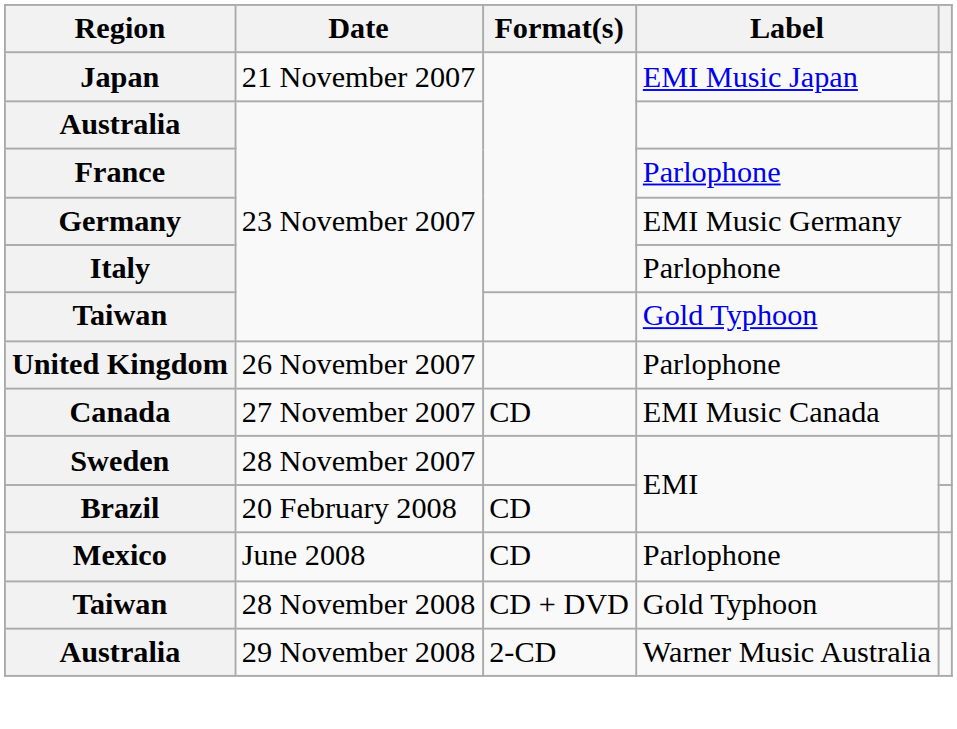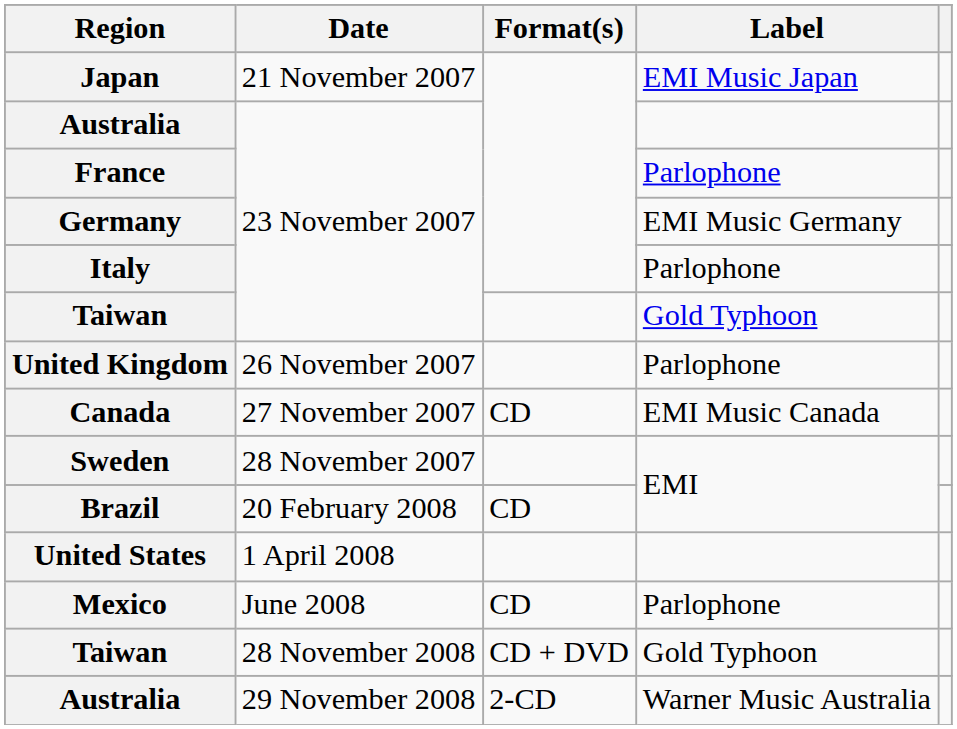+ row: (120, 556)
